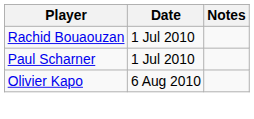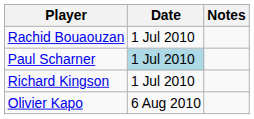(163, 59) no background -> (163, 59) lightblue background
+ row: (58, 81)
